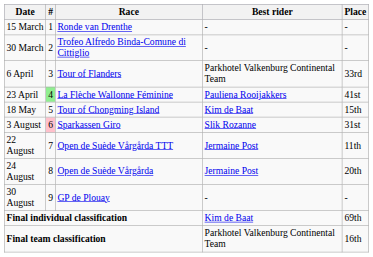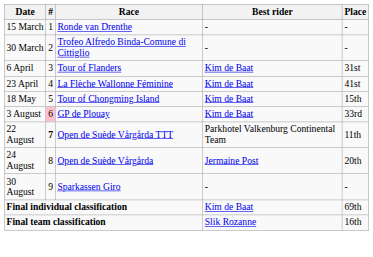(270, 73) Parkhotel Valkenburg Continental Team -> (229, 68) Kim de Baat
(353, 73) 33rd -> (352, 68) 31st
(51, 94) lightgreen background -> (51, 83) no background
(246, 94) Pauliena Rooijakkers -> (229, 83) Kim de Baat
(89, 125) Sparkassen Giro -> (84, 114) GP de Plouay
(230, 125) Slik Rozanne -> (229, 114) Kim de Baat
(352, 125) 31st -> (353, 114) 33rd
(51, 145) normal -> (51, 134) bold
(231, 145) Jermaine Post -> (270, 134) Parkhotel Valkenburg Continental Team
(84, 197) GP de Plouay -> (89, 186) Sparkassen Giro
(270, 238) Parkhotel Valkenburg Continental Team -> (230, 222) Slik Rozanne
